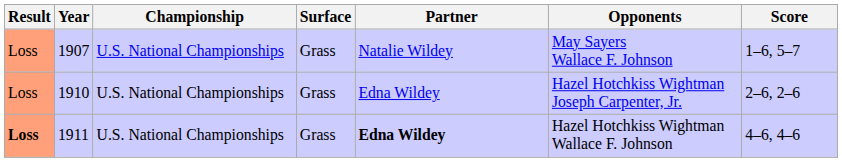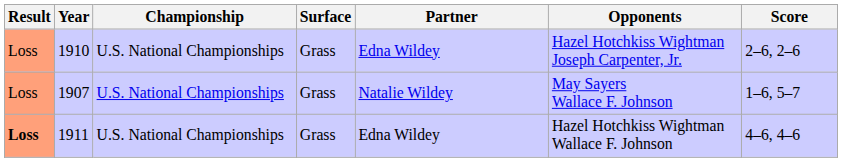rows swapped: (74, 50) <-> (74, 93)
(402, 135) bold -> (399, 135) normal
